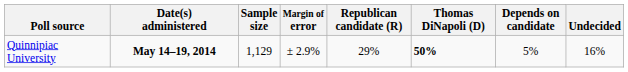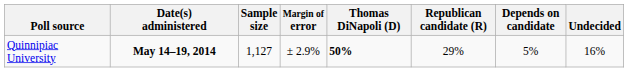columns swapped: (453, 20) <-> (369, 20)
(259, 51) 1,129 -> (259, 51) 1,127
